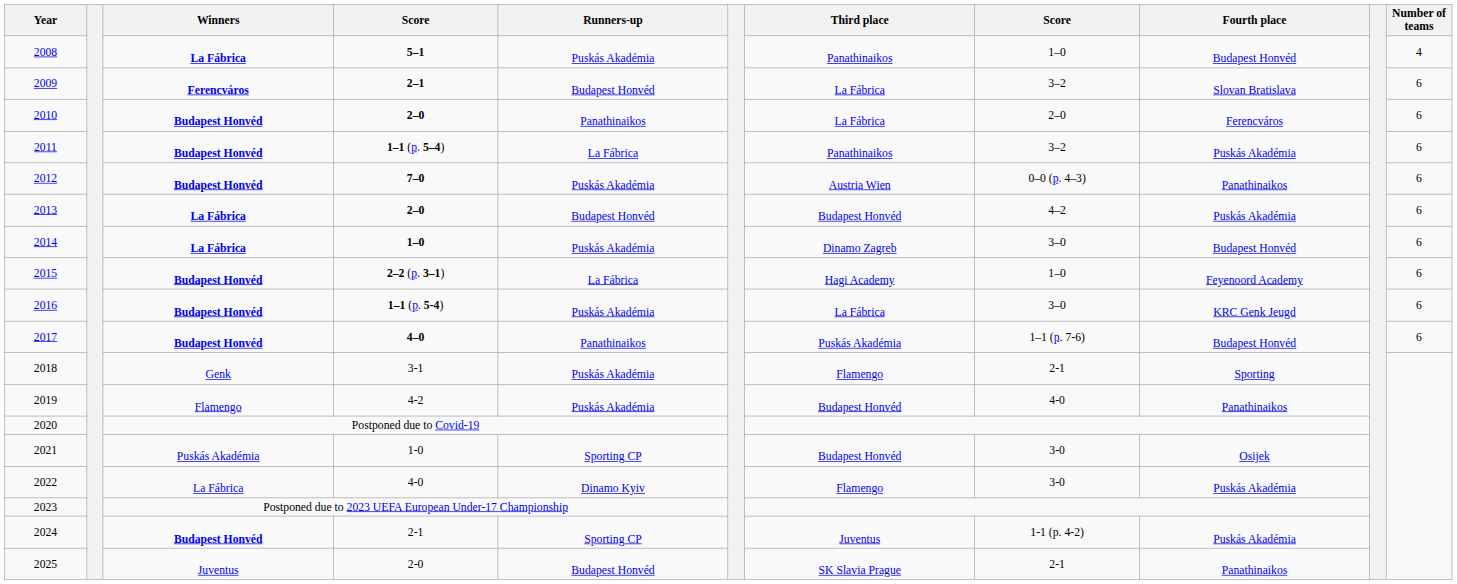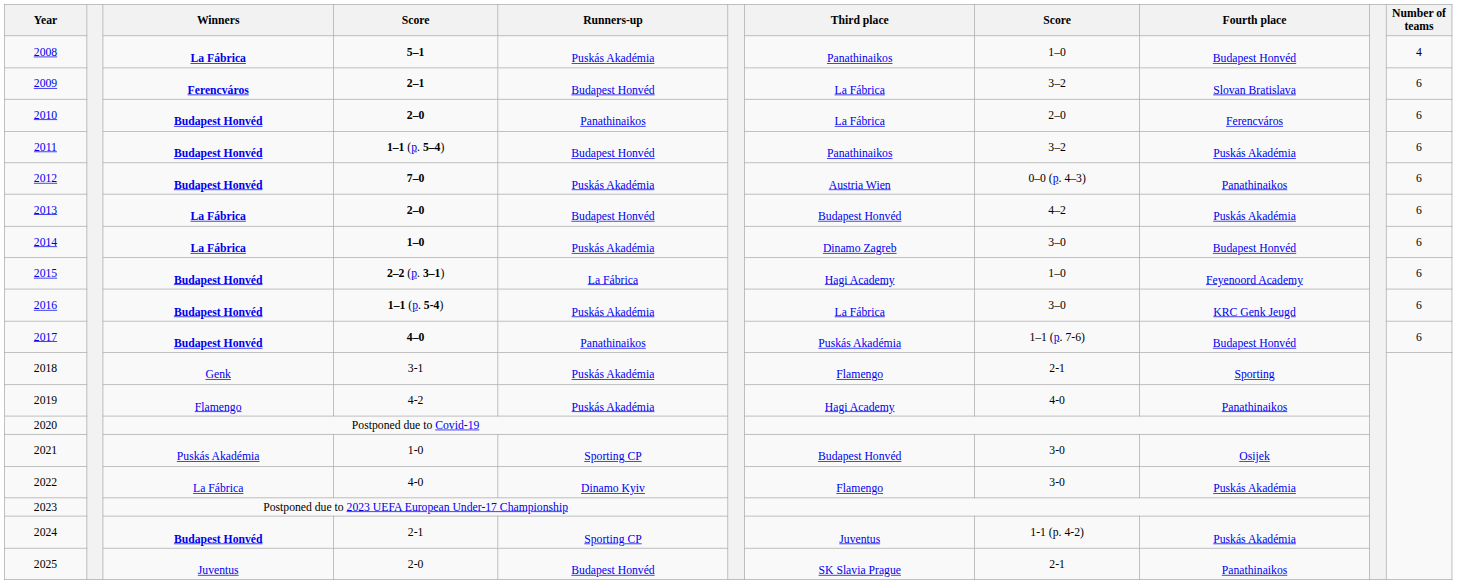(613, 153) La Fábrica -> (613, 153) Budapest Honvéd
(860, 406) Budapest Honvéd -> (860, 406) Hagi Academy
